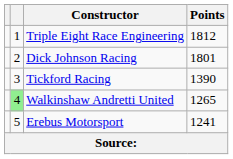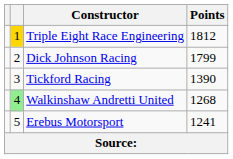(17, 36) no background -> (17, 36) gold background
(203, 57) 1801 -> (203, 57) 1799
(203, 100) 1265 -> (203, 100) 1268
